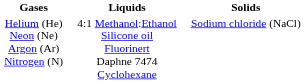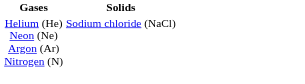- column: (127, 7)
